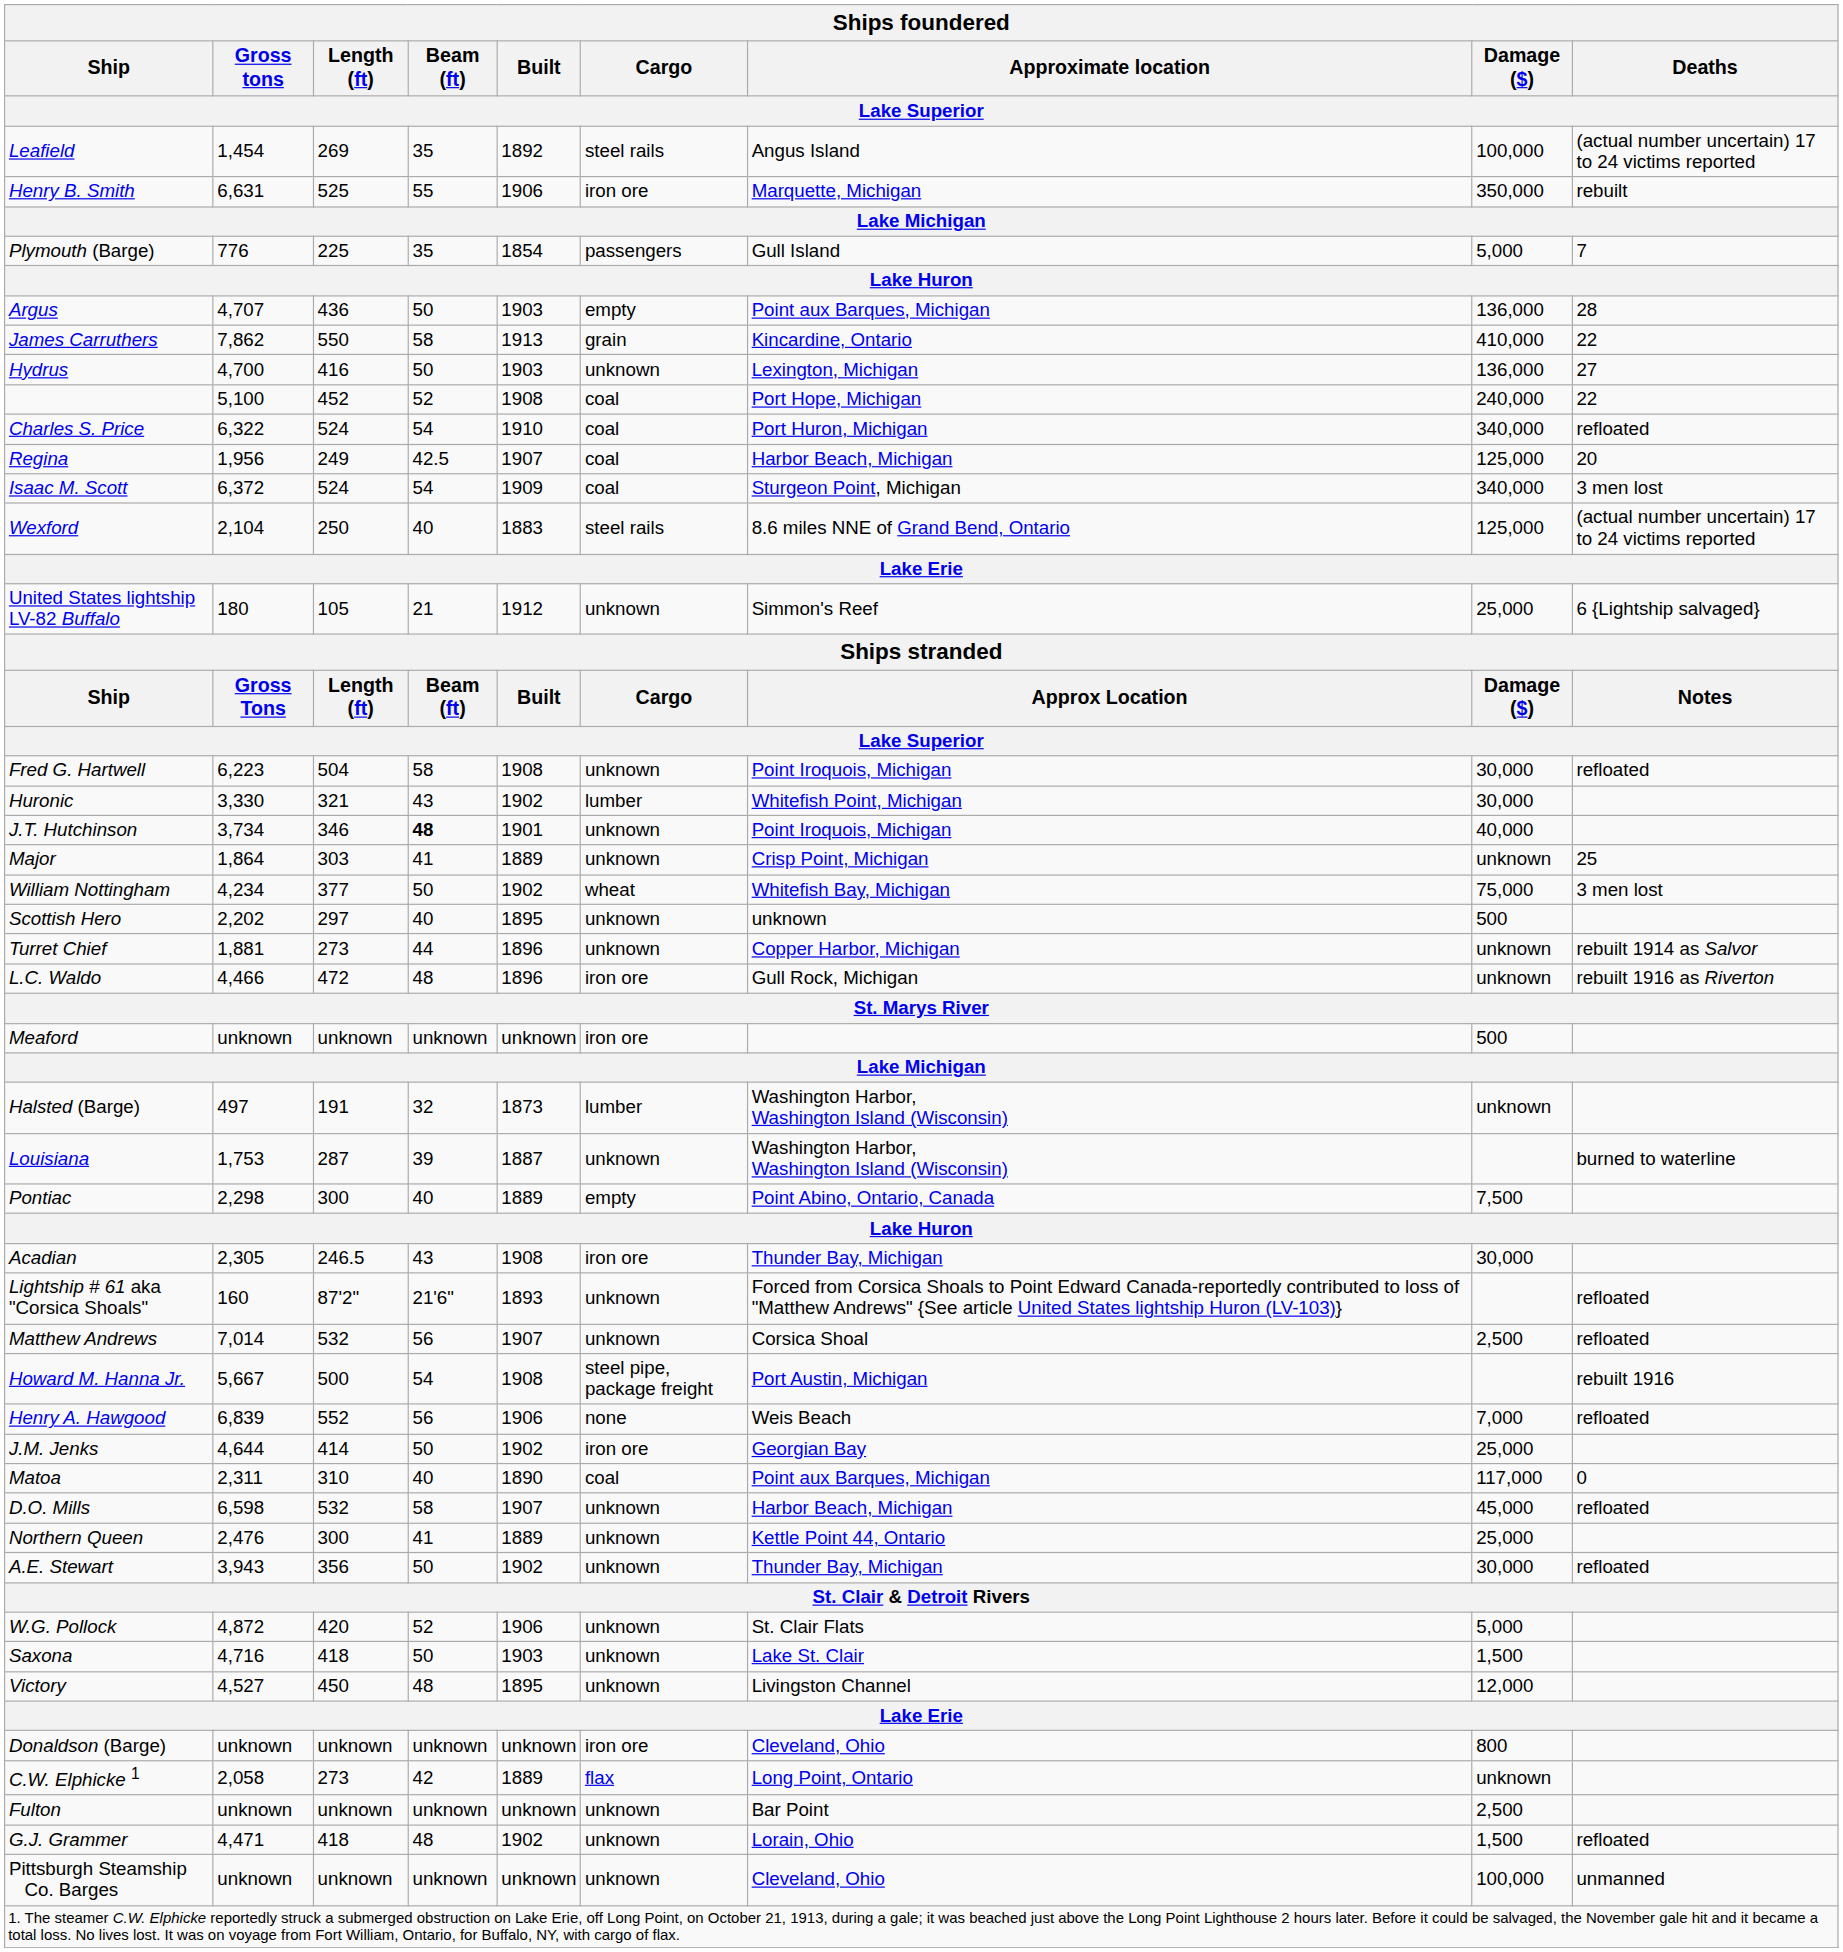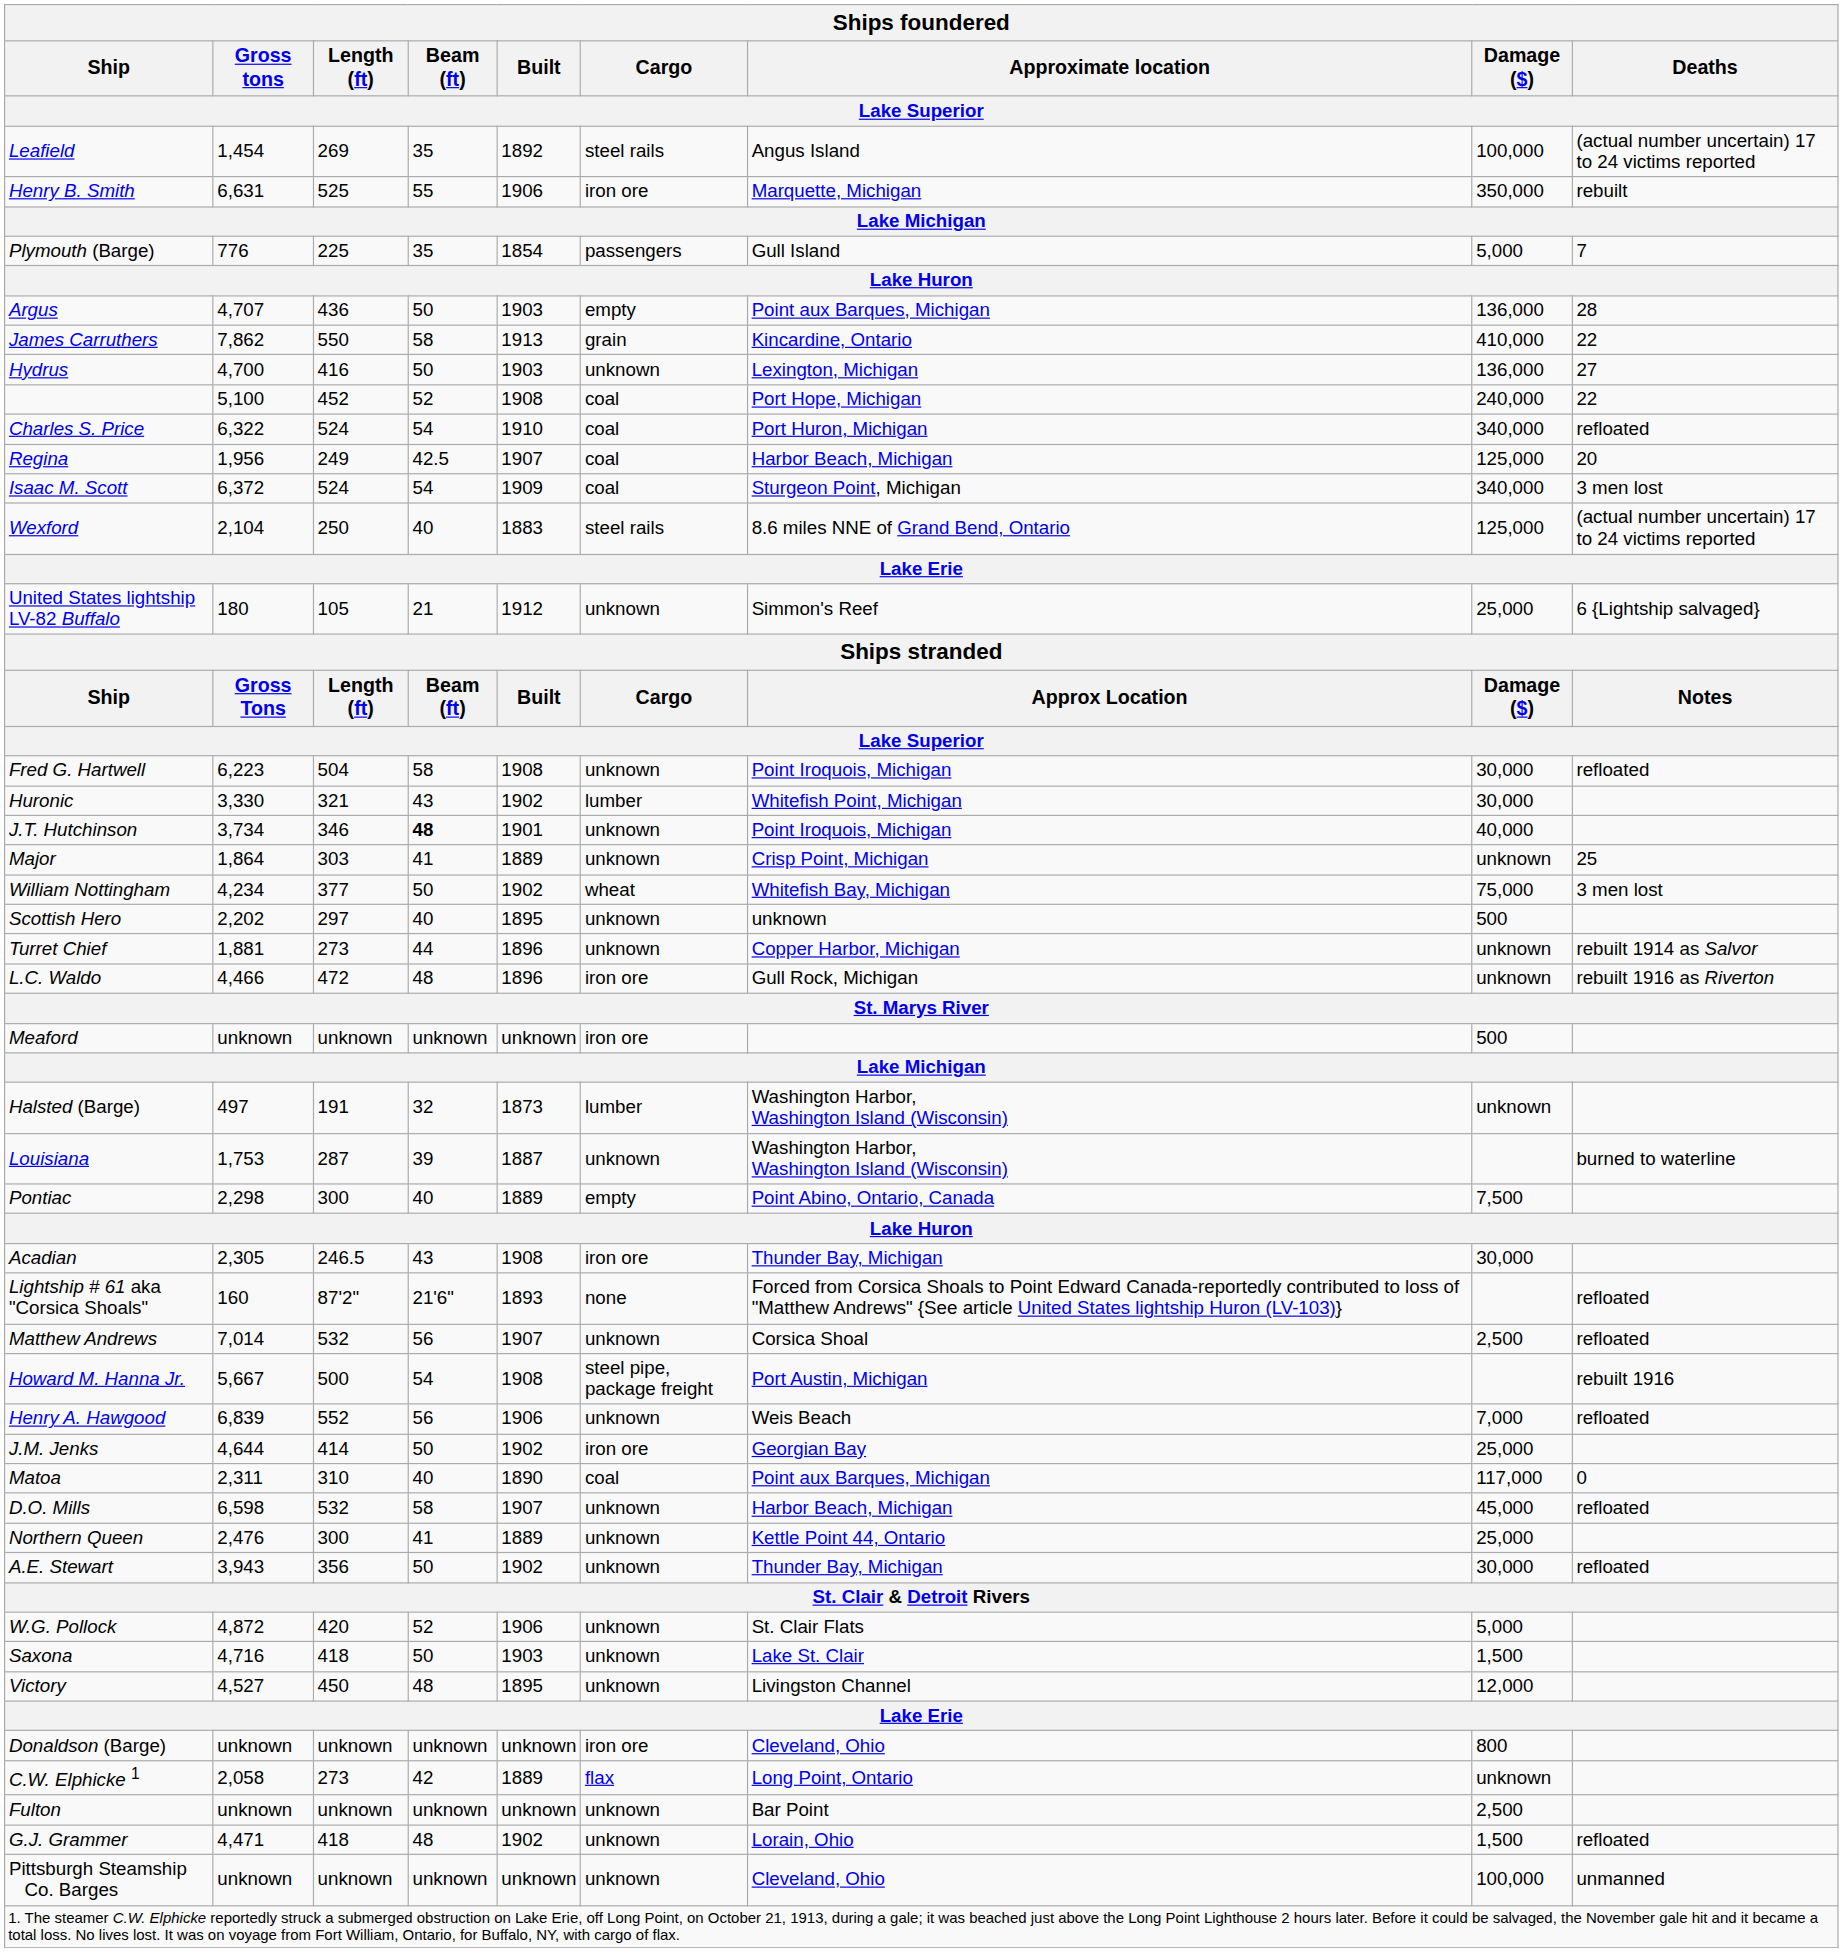(622, 1298) unknown -> (606, 1298) none
(606, 1418) none -> (622, 1418) unknown
